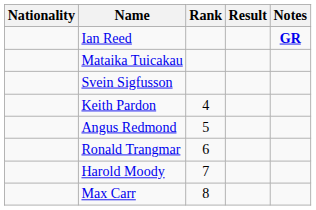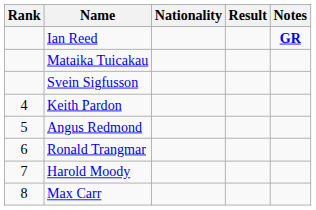columns swapped: (206, 15) <-> (41, 15)
